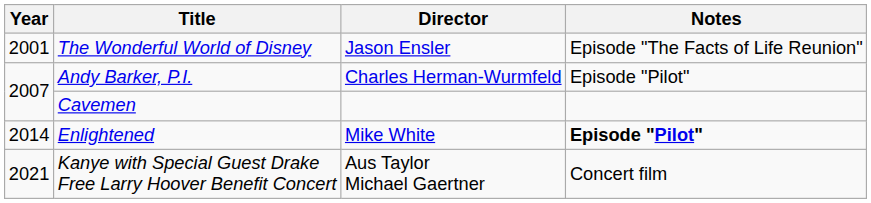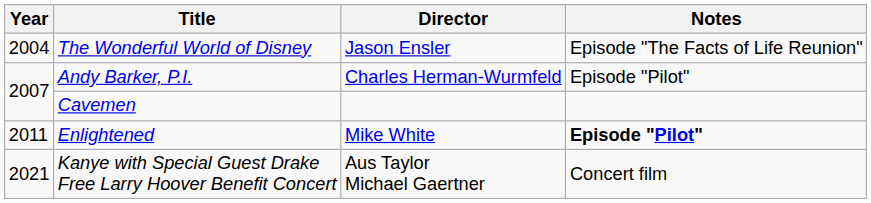(29, 47) 2001 -> (29, 47) 2004
(29, 134) 2014 -> (28, 134) 2011
